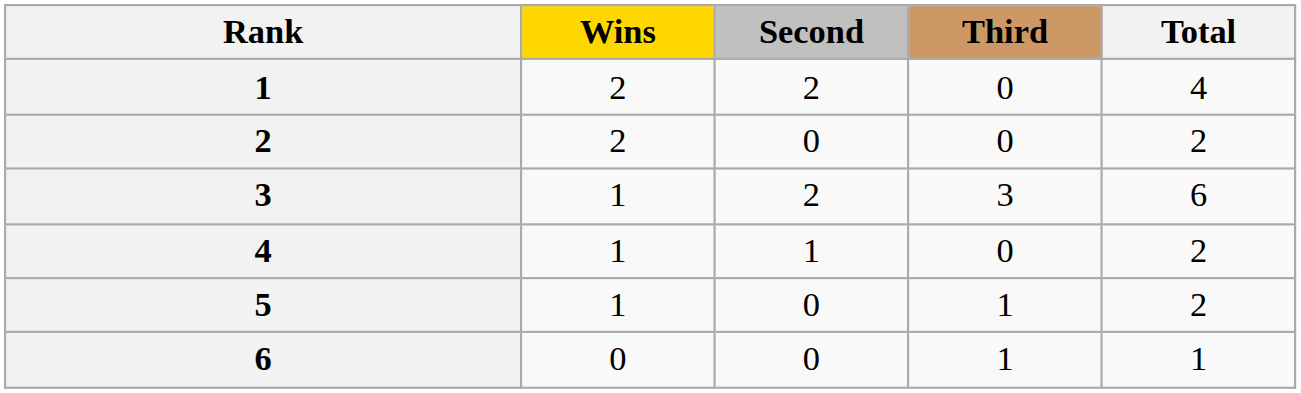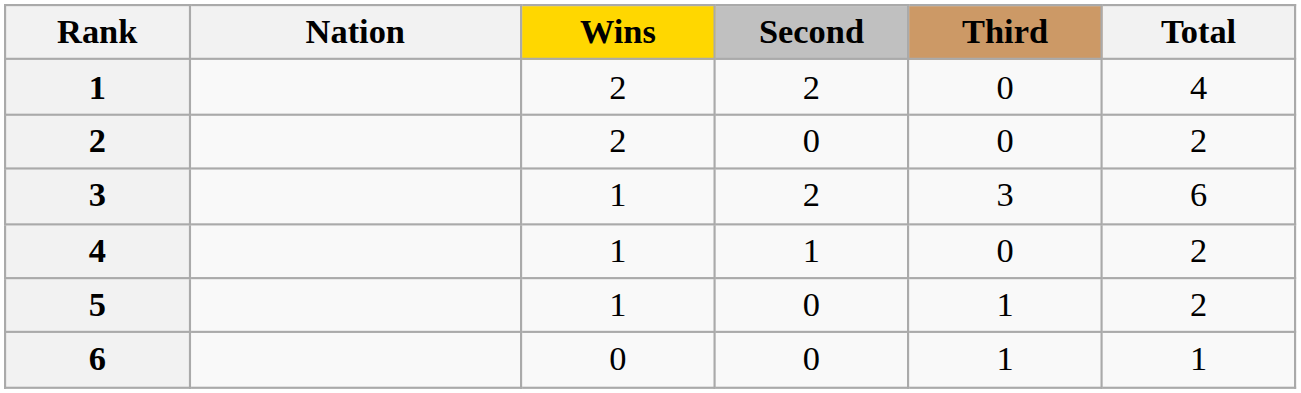+ column: (355, 31)
